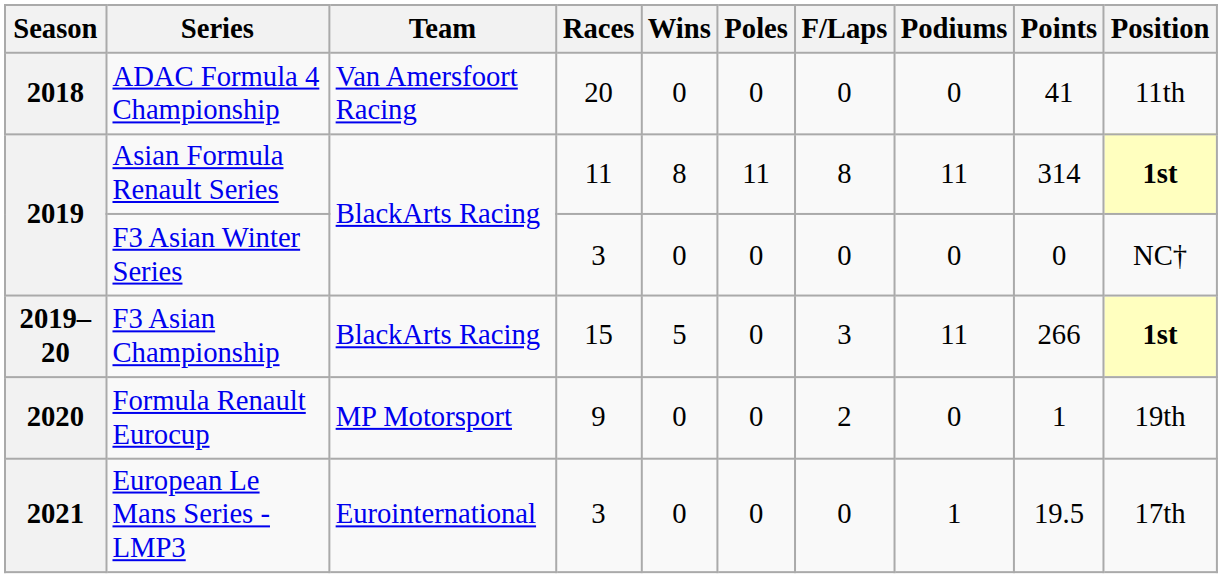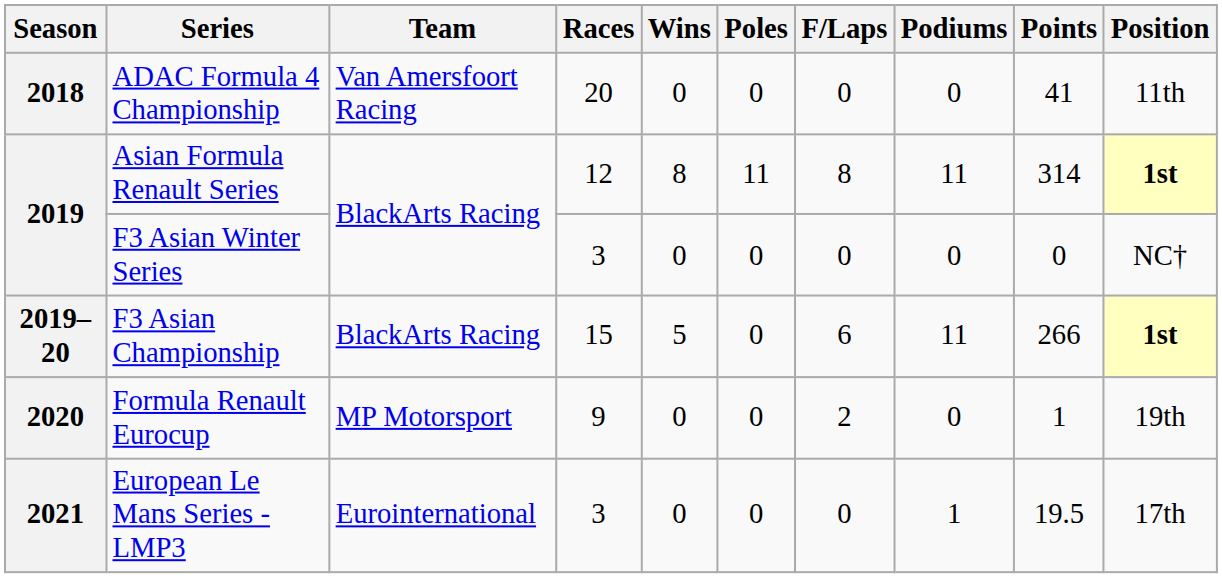(598, 173) 11 -> (598, 173) 12
(844, 335) 3 -> (844, 335) 6
